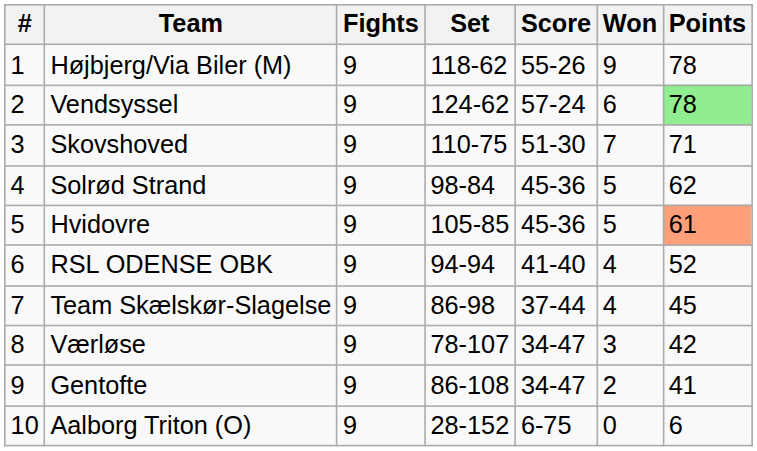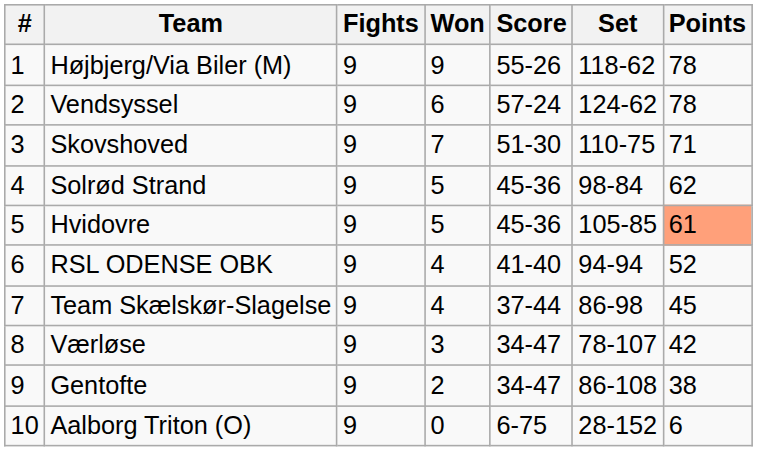columns swapped: (630, 24) <-> (470, 24)
(683, 104) lightgreen background -> (683, 104) no background
(683, 385) 41 -> (683, 385) 38
